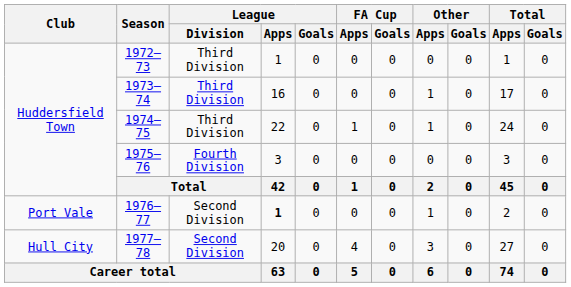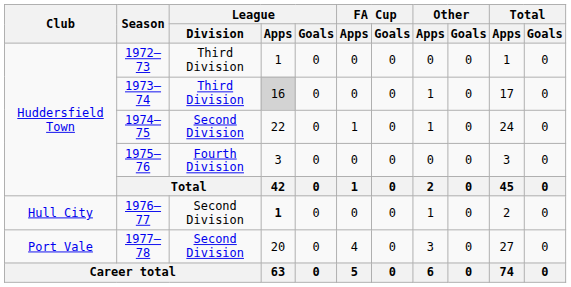(278, 93) no background -> (278, 93) lightgrey background
(215, 127) Third Division -> (215, 127) Second Division
(61, 213) Port Vale -> (61, 213) Hull City
(61, 246) Hull City -> (61, 246) Port Vale
